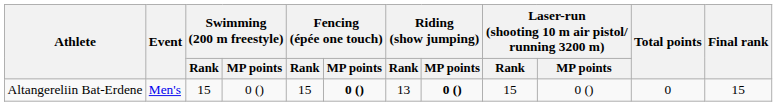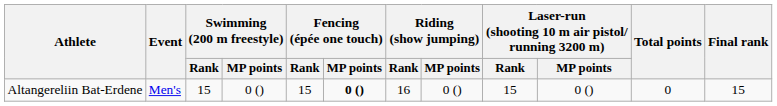(404, 90) 13 -> (404, 90) 16
(452, 90) bold -> (452, 90) normal
